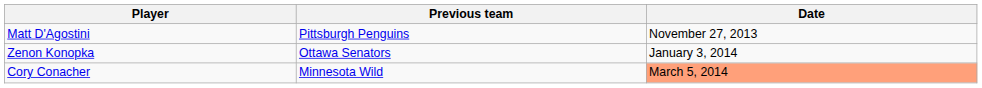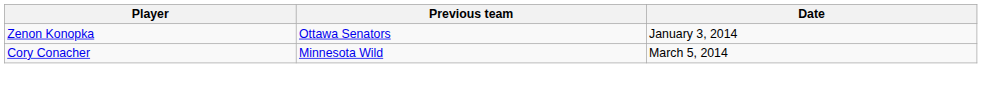- row: (48, 33)
(688, 72) lightsalmon background -> (688, 53) no background
